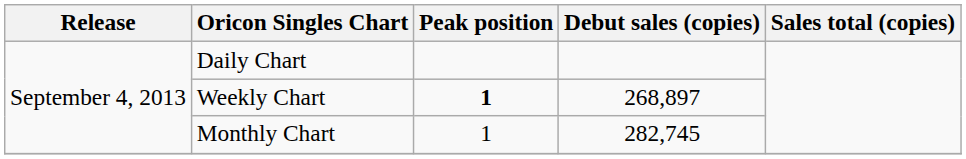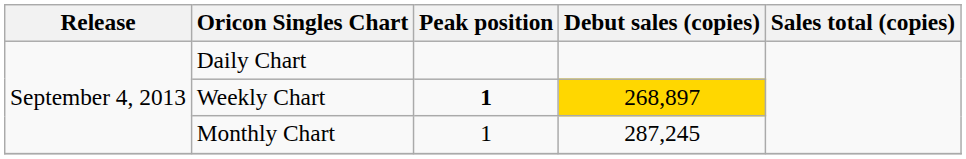(662, 97) no background -> (662, 97) gold background
(662, 134) 282,745 -> (662, 134) 287,245
